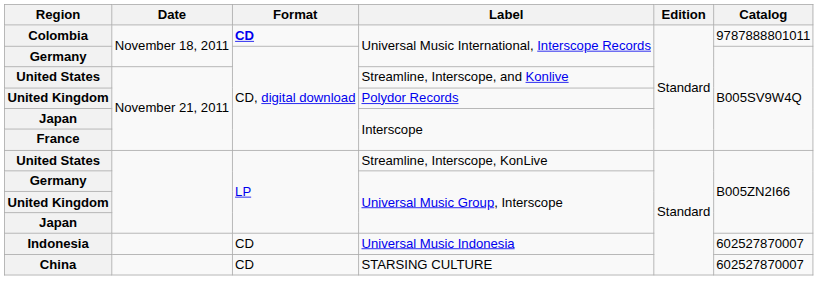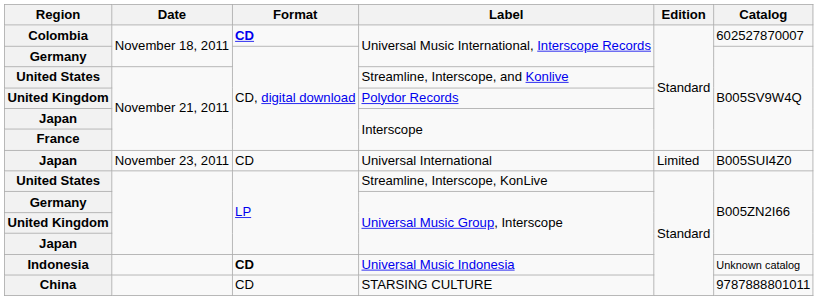(763, 35) 9787888801011 -> (760, 35) 602527870007
+ row: (58, 160)
(245, 243) normal -> (245, 264) bold
(760, 243) 602527870007 -> (758, 265) Unknown catalog
(760, 264) 602527870007 -> (763, 285) 9787888801011
